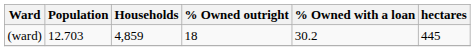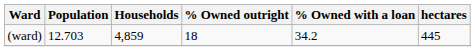(306, 35) 30.2 -> (306, 35) 34.2
